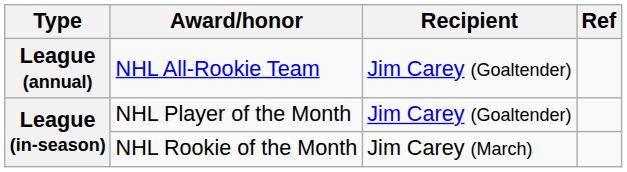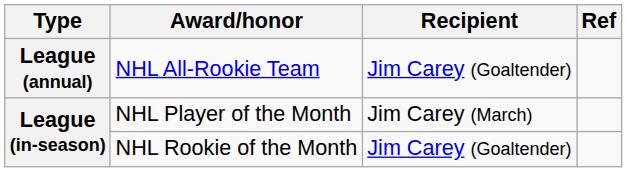(469, 114) Jim Carey (Goaltender) -> (450, 114) Jim Carey (March)
(450, 148) Jim Carey (March) -> (469, 148) Jim Carey (Goaltender)
